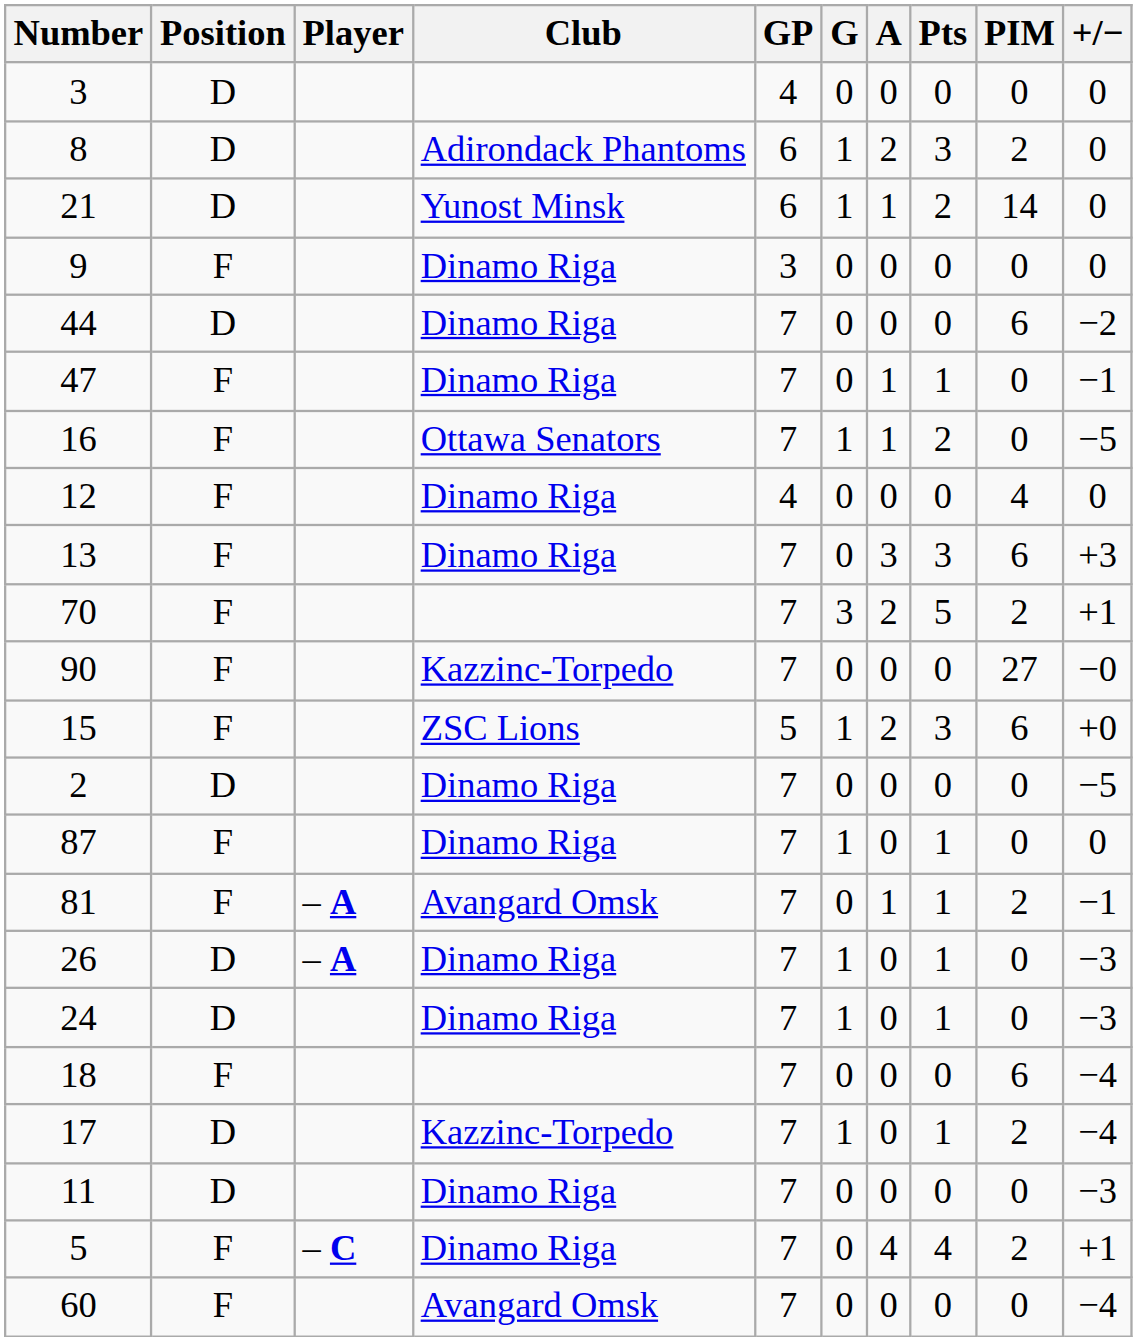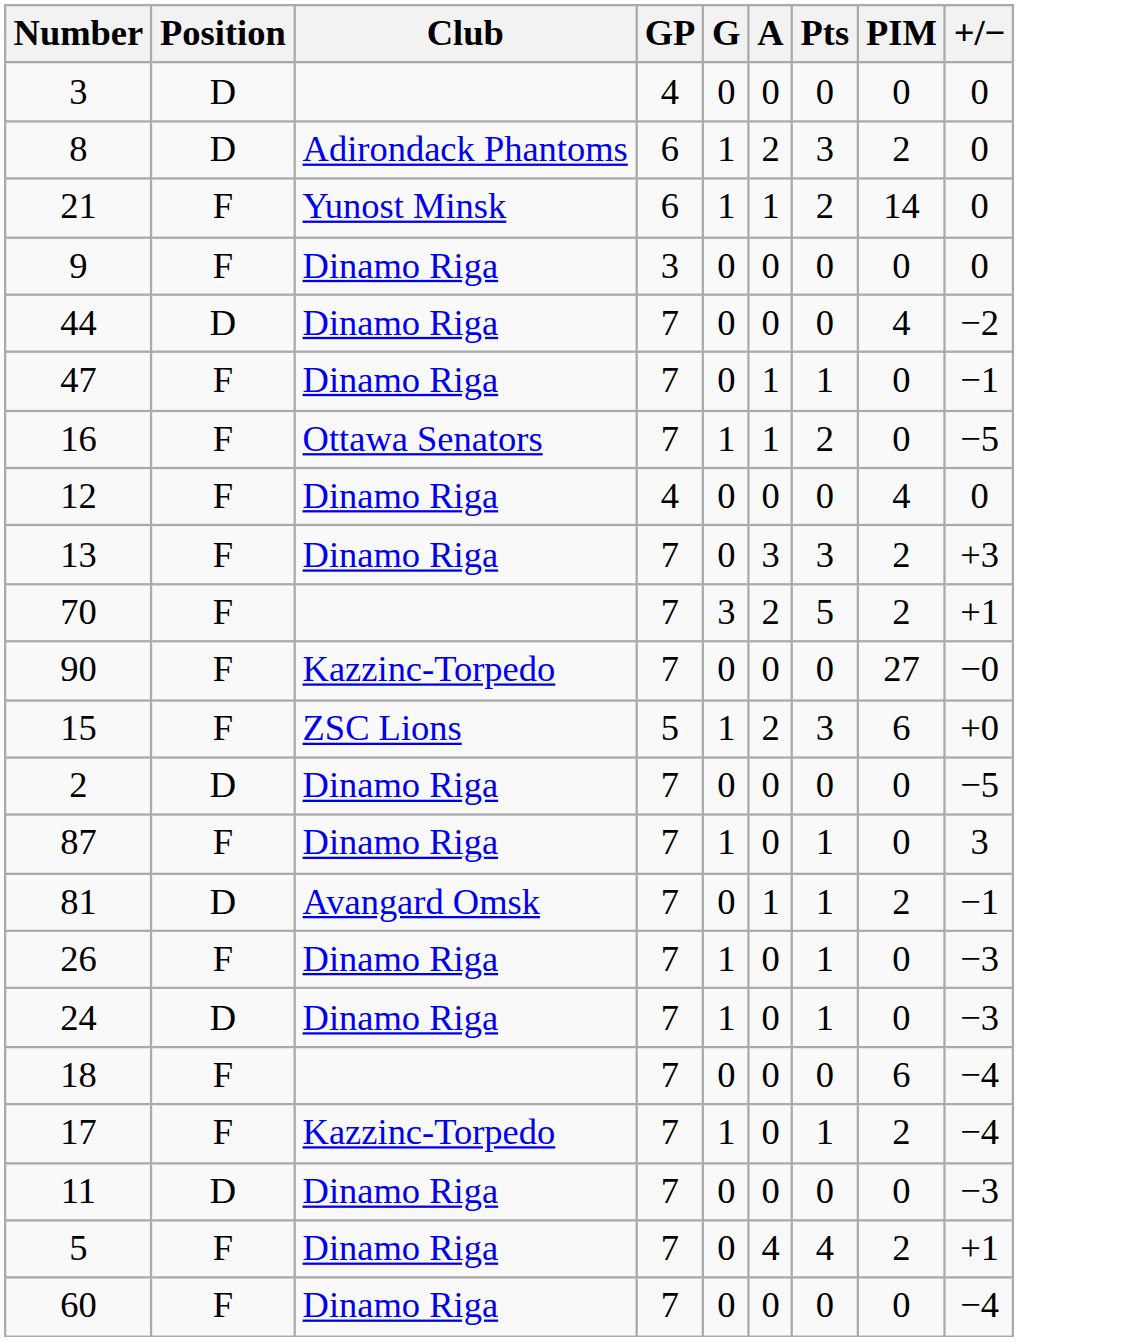- column: (353, 33)
(223, 206) D -> (223, 206) F
(1019, 322) 6 -> (901, 322) 4
(1019, 554) 6 -> (901, 554) 2
(1098, 843) 0 -> (980, 843) 3
(223, 901) F -> (223, 901) D
(223, 959) D -> (223, 959) F
(223, 1132) D -> (223, 1132) F
(539, 1306) Avangard Omsk -> (400, 1306) Dinamo Riga
